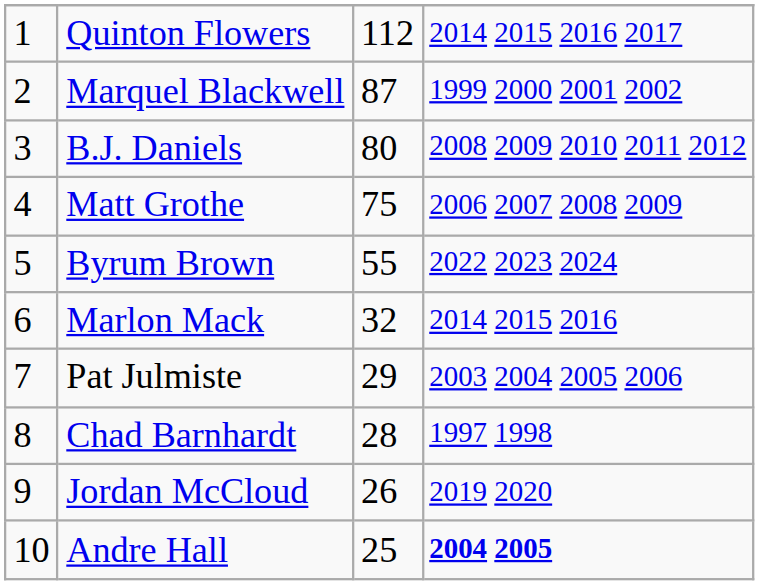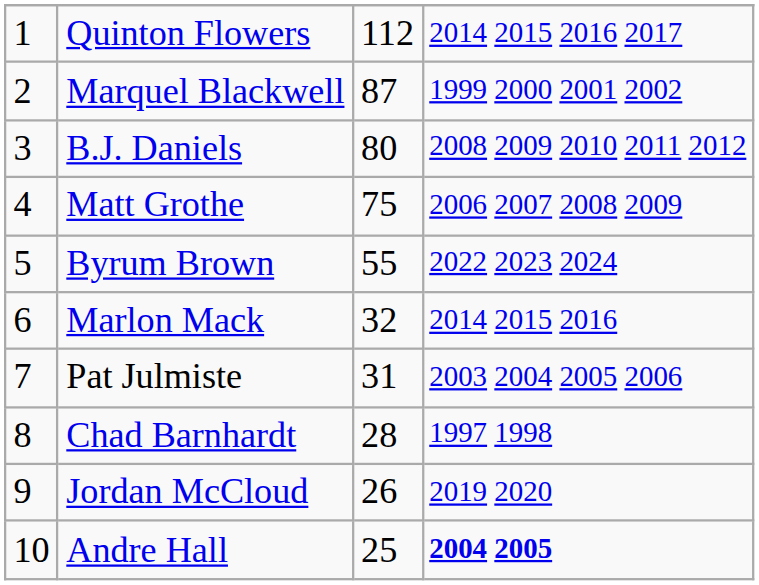(379, 377) 29 -> (379, 377) 31
